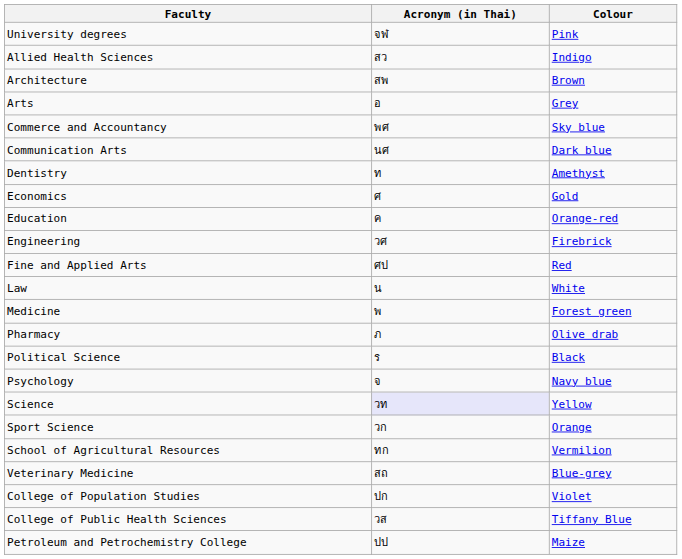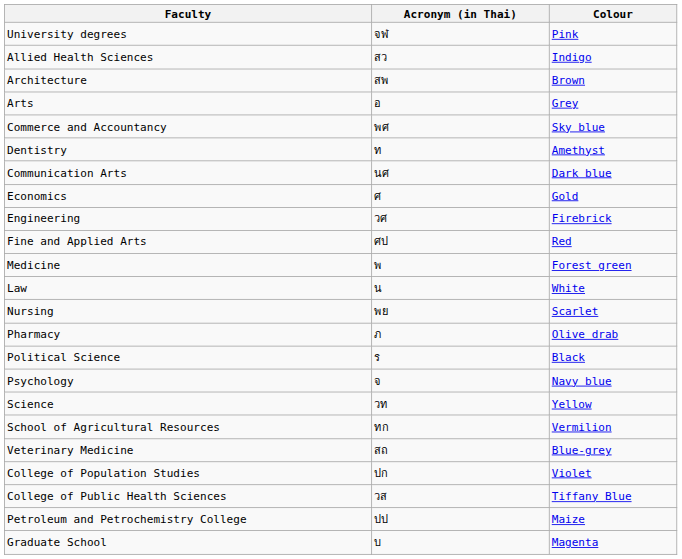rows swapped: (67, 150) <-> (37, 173)
- row: (37, 219)
rows swapped: (17, 288) <-> (34, 311)
+ row: (30, 311)
(381, 404) lavender background -> (381, 404) no background
- row: (50, 427)
+ row: (57, 542)
